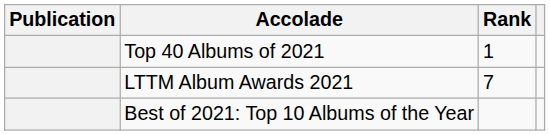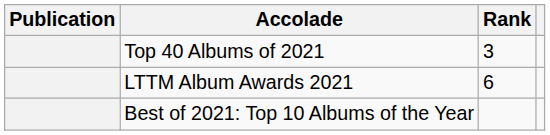(489, 51) 1 -> (489, 51) 3
(489, 82) 7 -> (489, 82) 6
